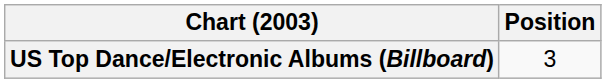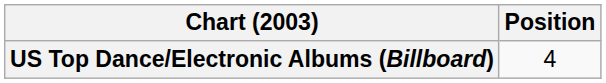(550, 59) 3 -> (550, 59) 4
